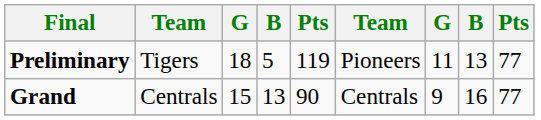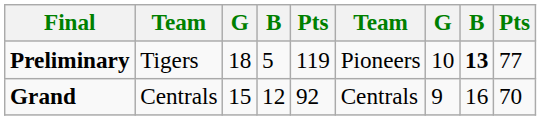(442, 59) 11 -> (443, 59) 10
(476, 59) normal -> (477, 59) bold
(274, 96) 13 -> (274, 96) 12
(308, 96) 90 -> (308, 96) 92
(510, 96) 77 -> (511, 96) 70
